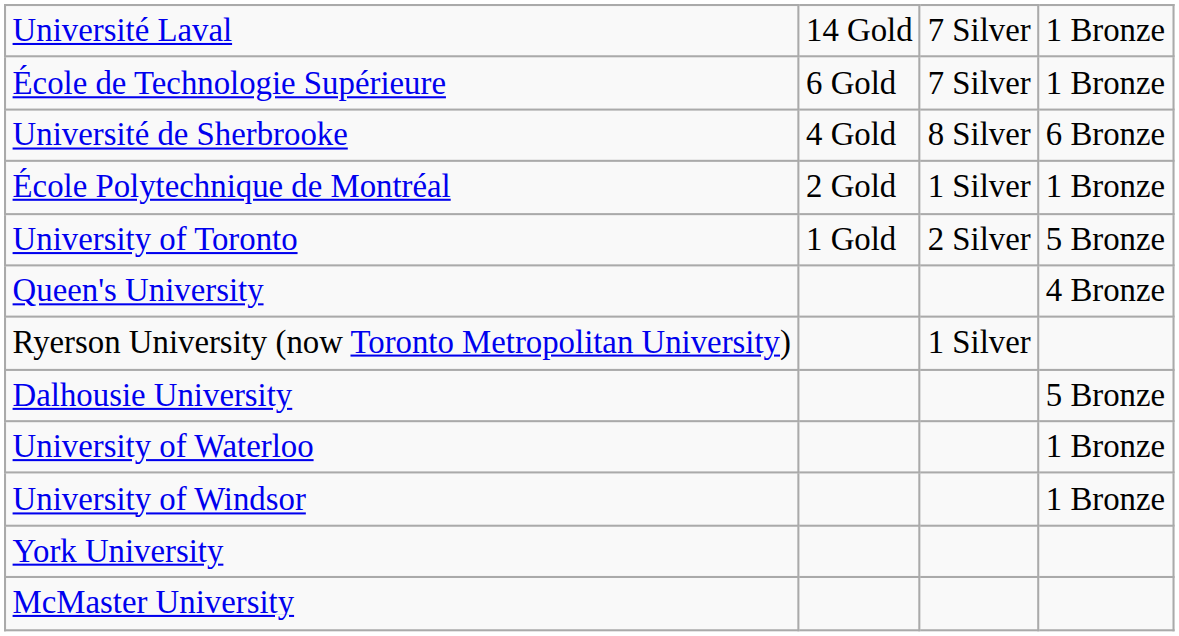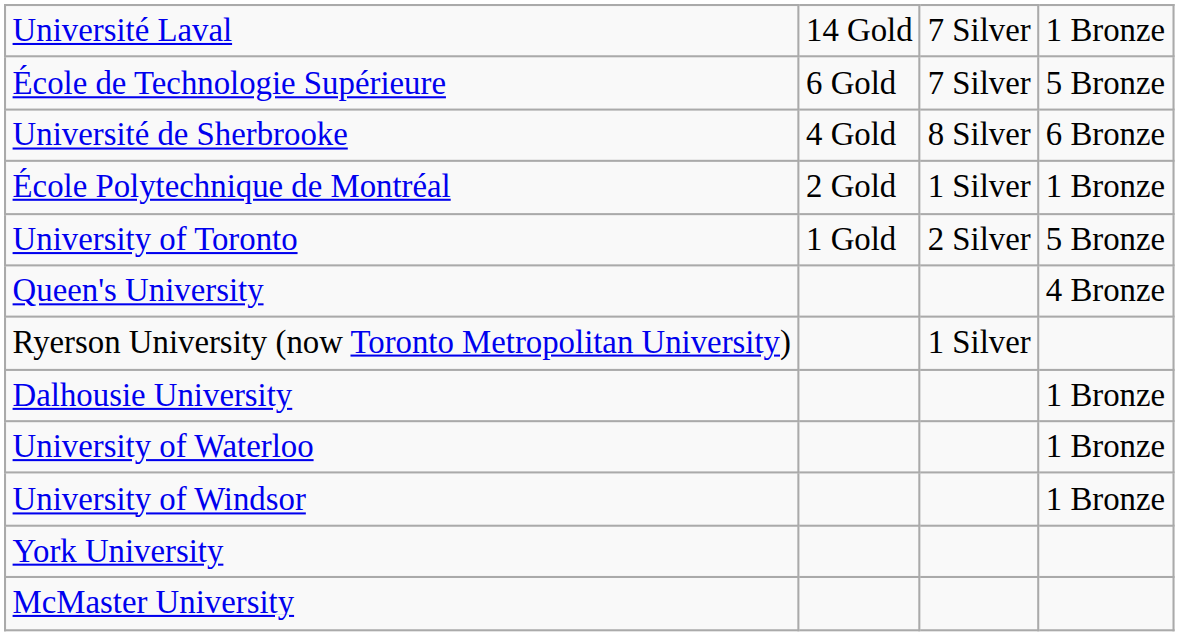(1105, 82) 1 Bronze -> (1105, 82) 5 Bronze
(1105, 394) 5 Bronze -> (1105, 394) 1 Bronze
